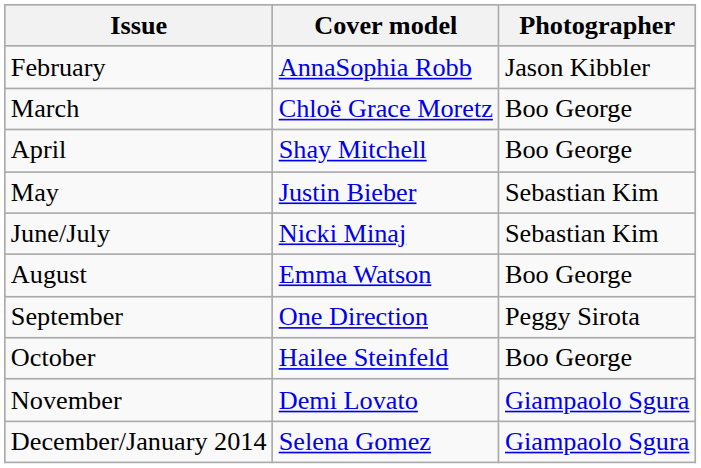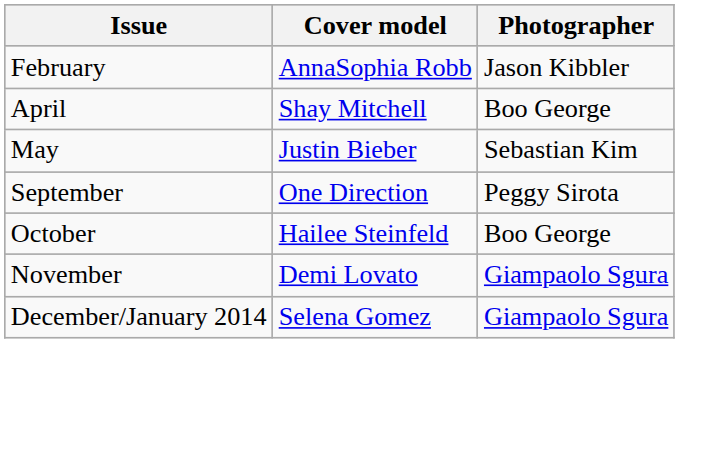- row: (45, 108)
- row: (60, 233)
- row: (49, 274)
